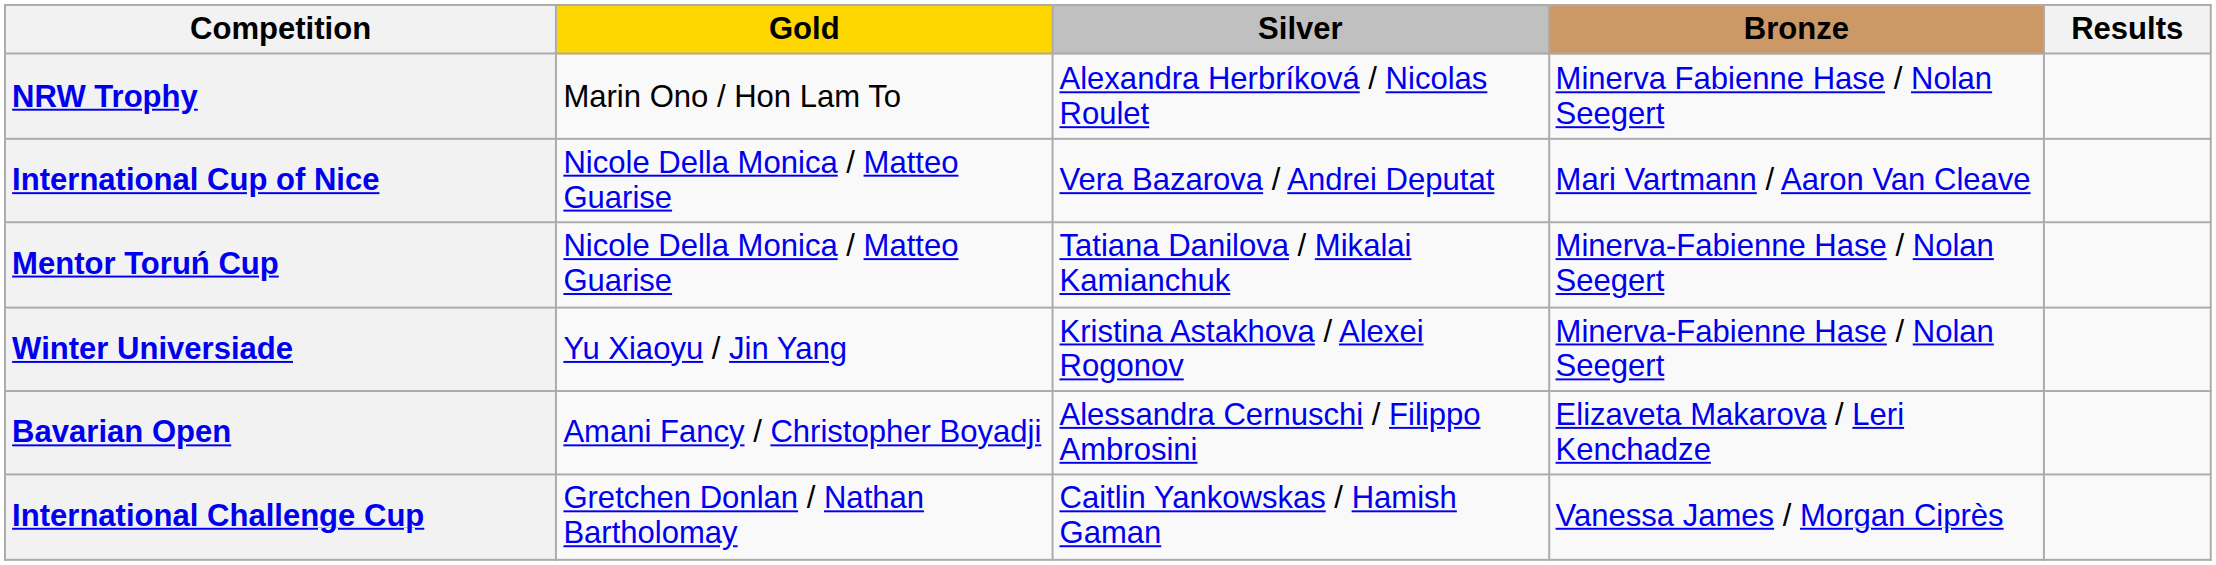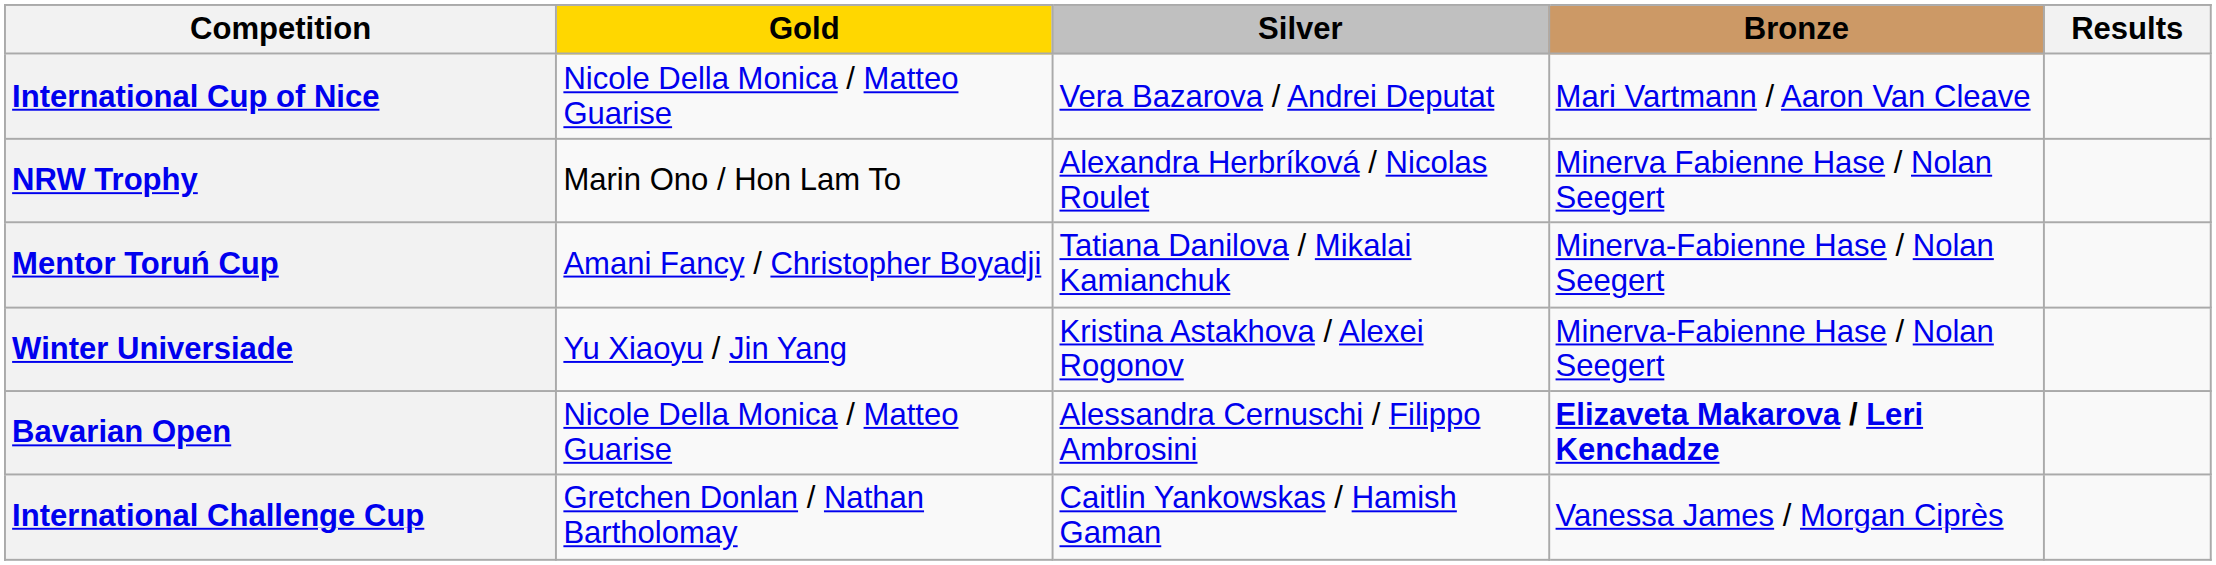rows swapped: (196, 179) <-> (105, 95)
(761, 264) Nicole Della Monica / Matteo Guarise -> (802, 264) Amani Fancy / Christopher Boyadji
(802, 432) Amani Fancy / Christopher Boyadji -> (761, 432) Nicole Della Monica / Matteo Guarise
(1730, 432) normal -> (1739, 432) bold
